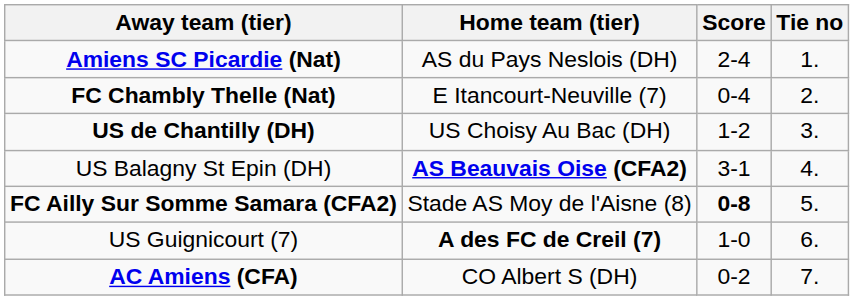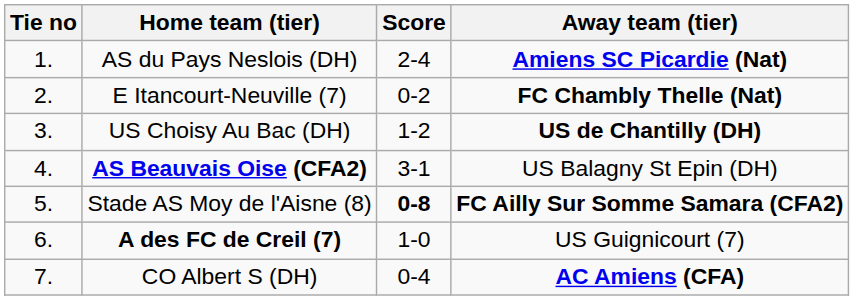columns swapped: (810, 22) <-> (203, 22)
(734, 95) 0-4 -> (414, 95) 0-2
(734, 276) 0-2 -> (414, 276) 0-4
